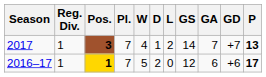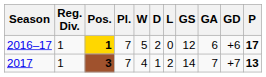rows swapped: (29, 63) <-> (20, 44)
